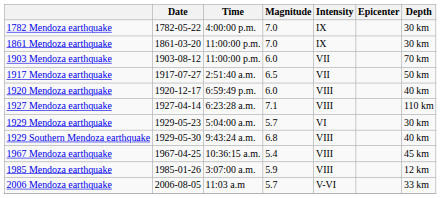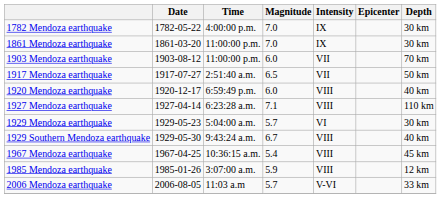(271, 138) 6.8 -> (271, 138) 6.7
